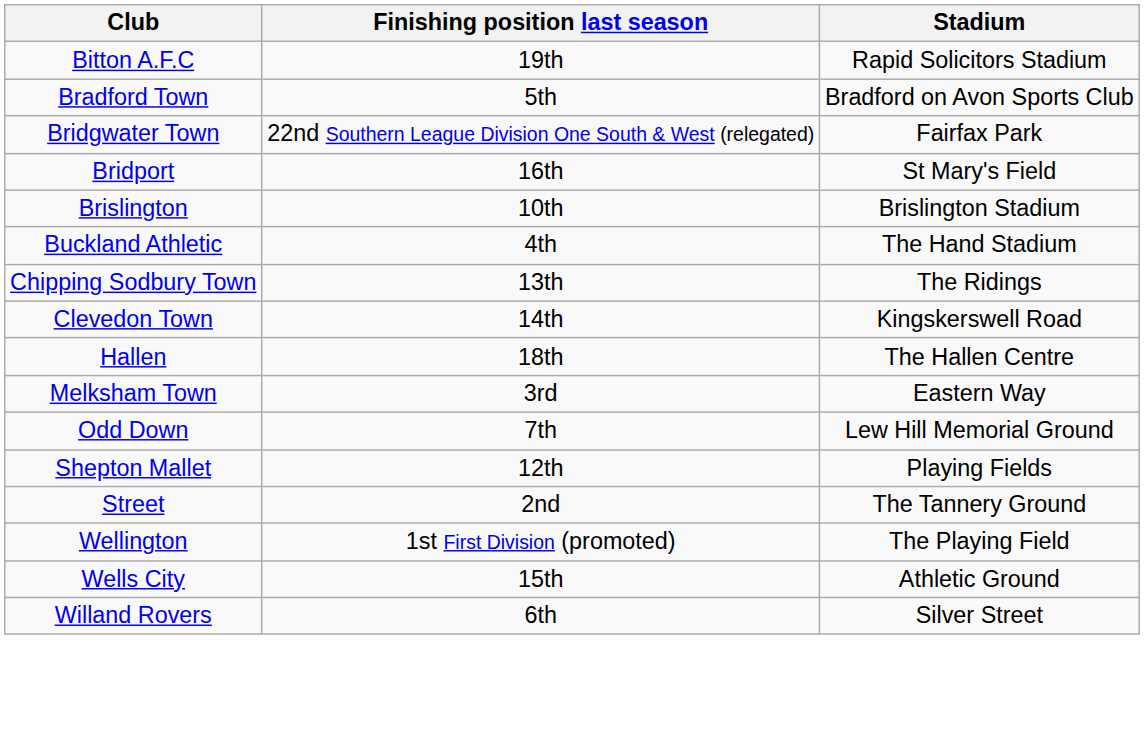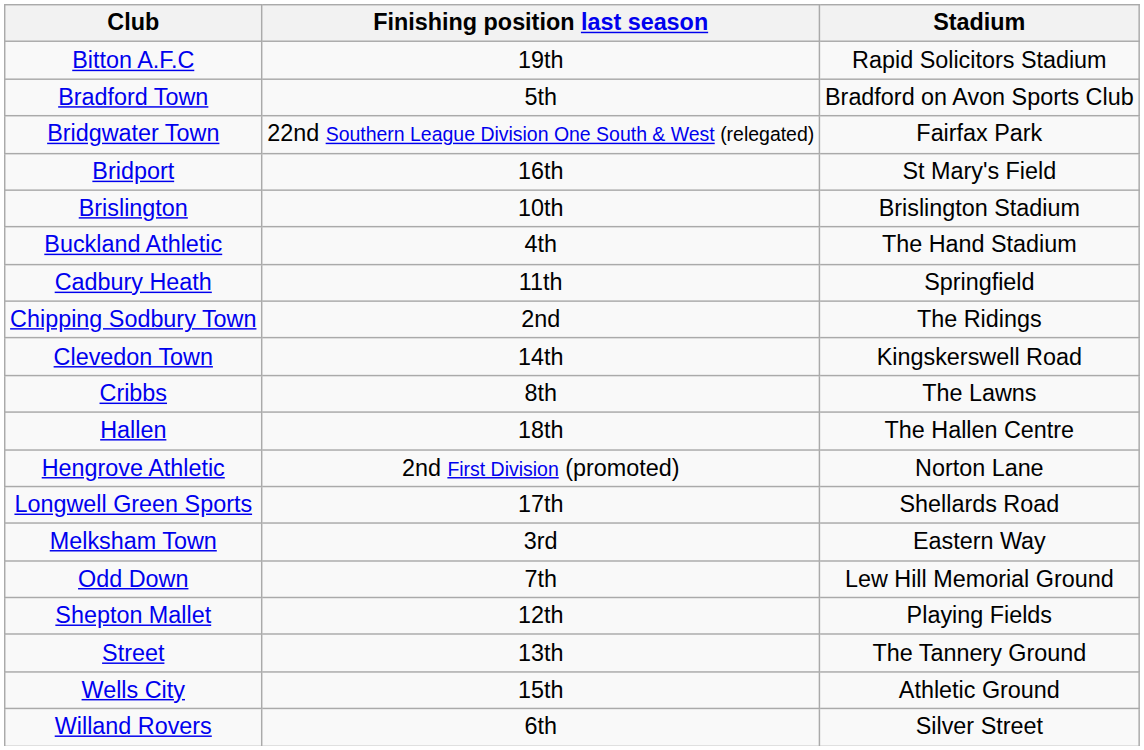+ row: (133, 282)
(541, 282) 13th -> (541, 319) 2nd
+ row: (133, 393)
+ row: (133, 467)
+ row: (133, 504)
(541, 504) 2nd -> (541, 652) 13th
- row: (133, 541)
